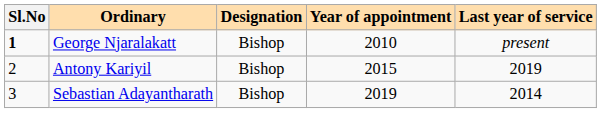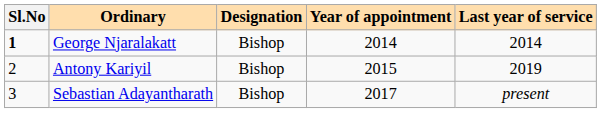(381, 42) 2010 -> (381, 42) 2014
(526, 42) present -> (526, 42) 2014
(381, 94) 2019 -> (381, 94) 2017
(526, 94) 2014 -> (526, 94) present
